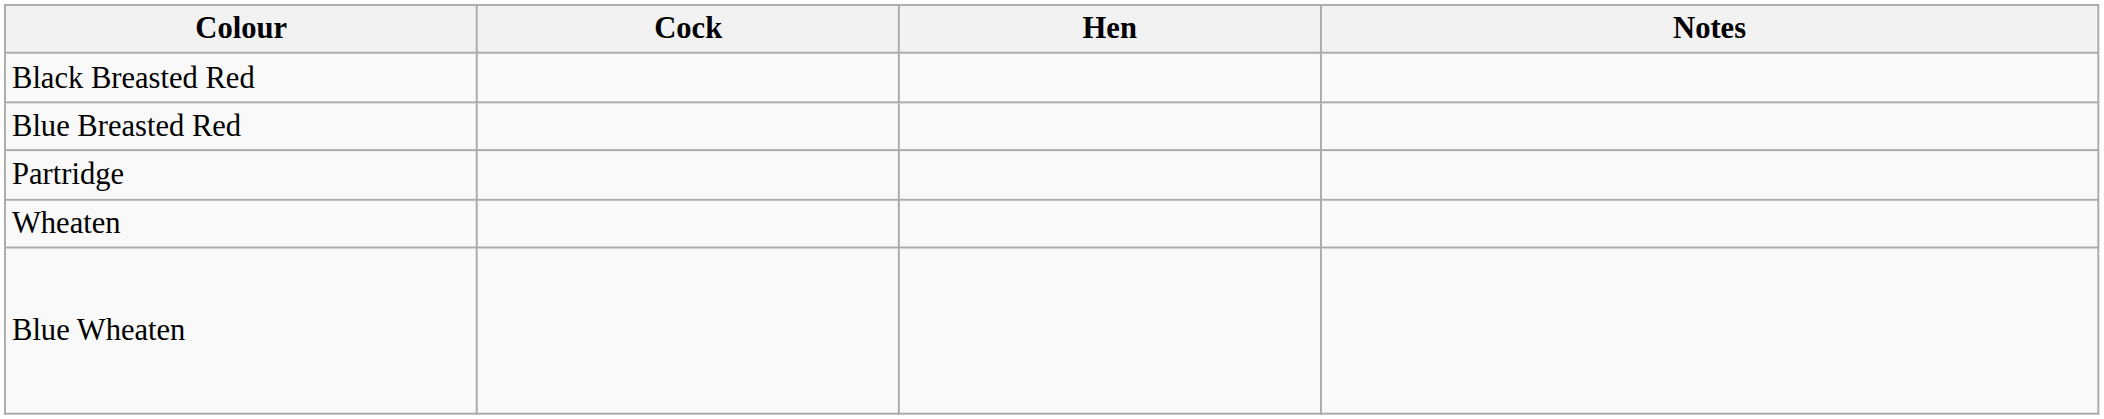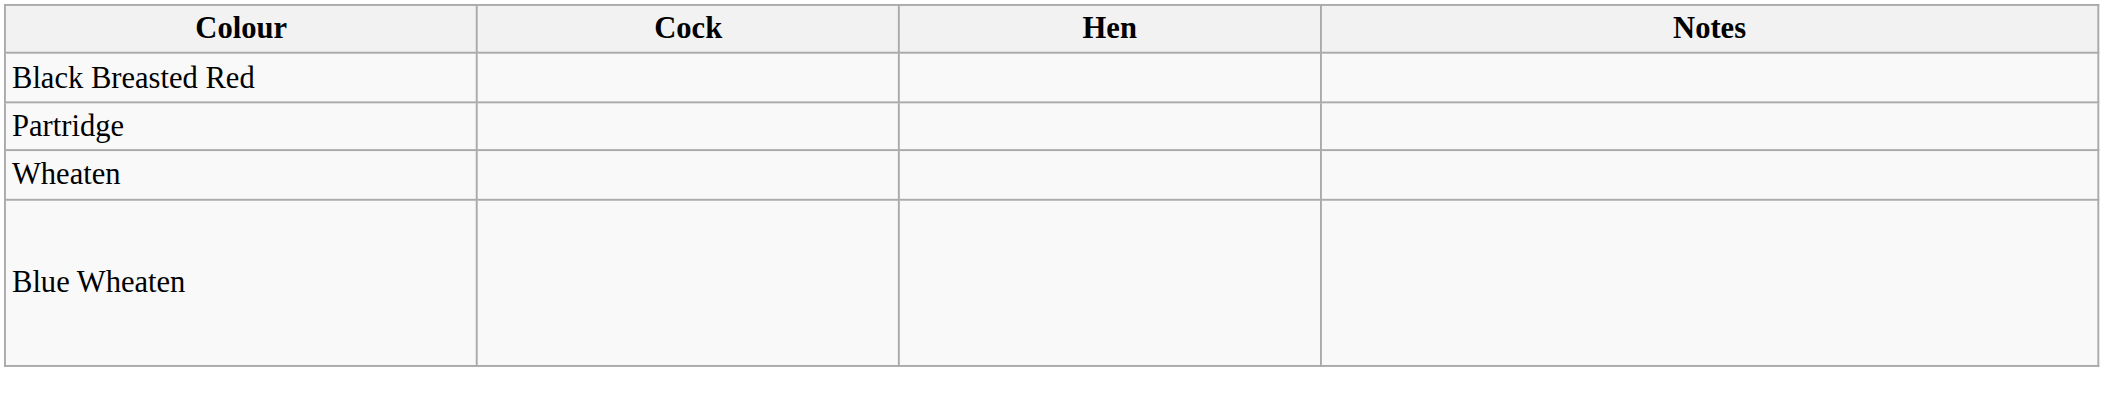- row: (127, 125)
